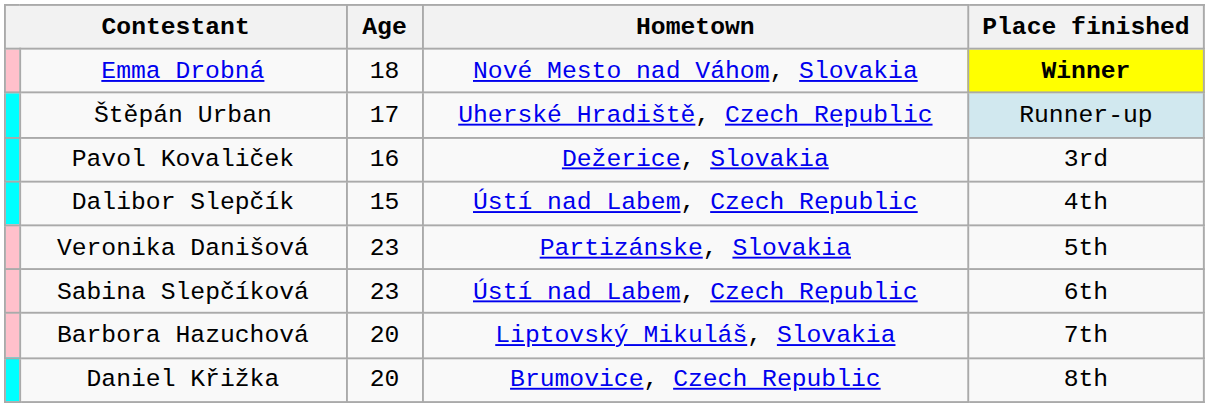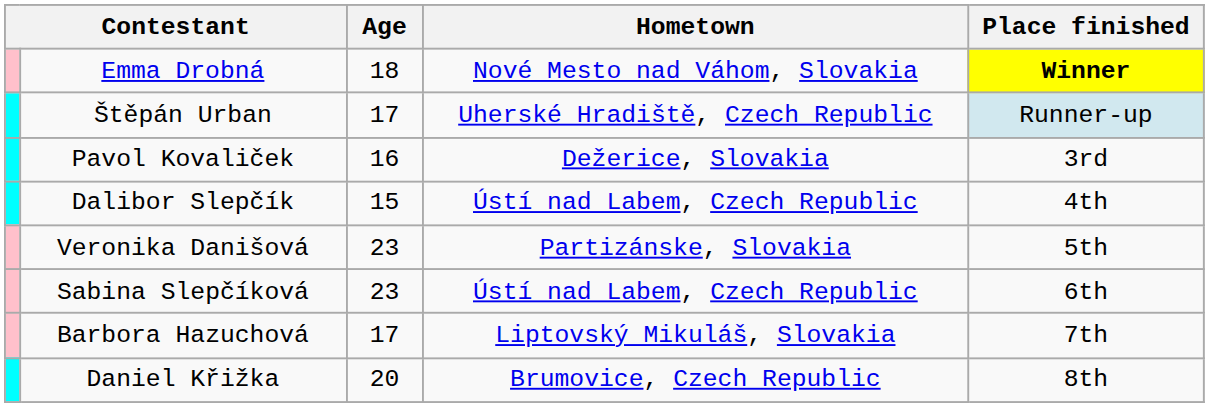(384, 335) 20 -> (384, 335) 17
